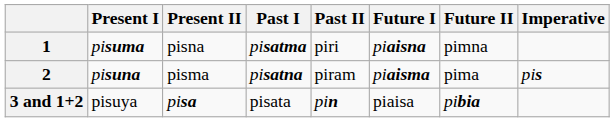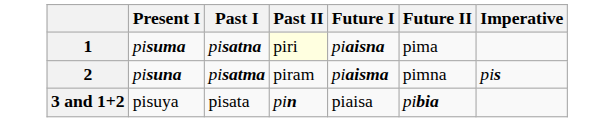- column: (204, 18)
(278, 46) pisatma -> (235, 46) pisatna
(327, 46) no background -> (286, 46) lightyellow background
(466, 46) pimna -> (420, 46) pima
(276, 74) pisatna -> (237, 74) pisatma
(462, 74) pima -> (425, 74) pimna
